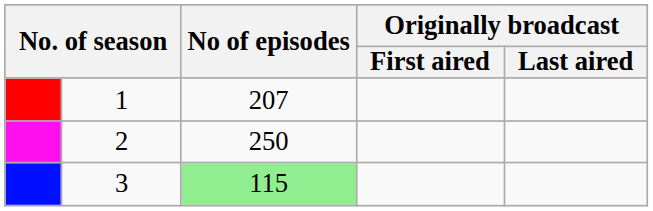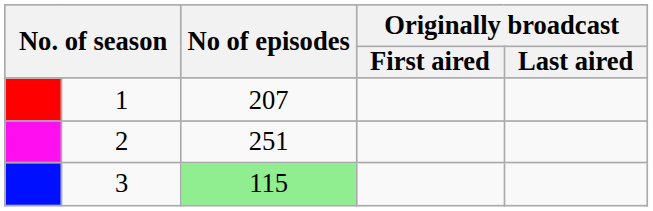(269, 141) 250 -> (269, 141) 251
